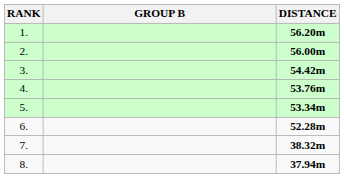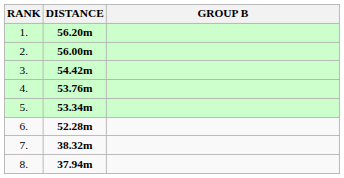columns swapped: (160, 14) <-> (308, 14)
